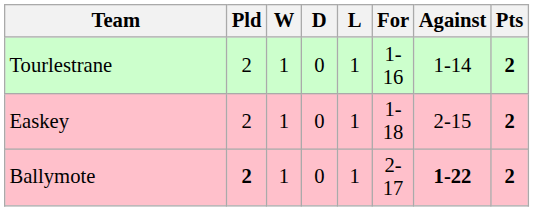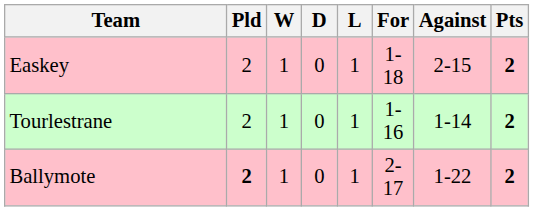rows swapped: (61, 65) <-> (39, 121)
(452, 177) bold -> (452, 177) normal
